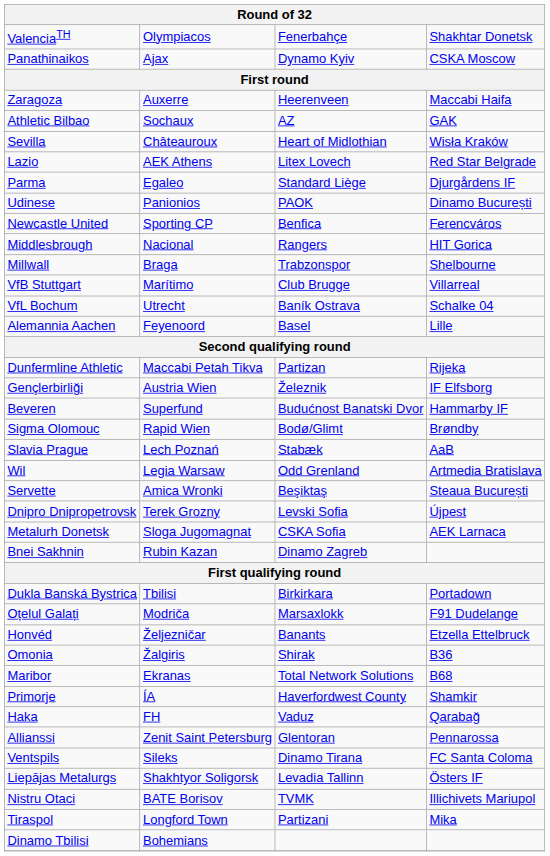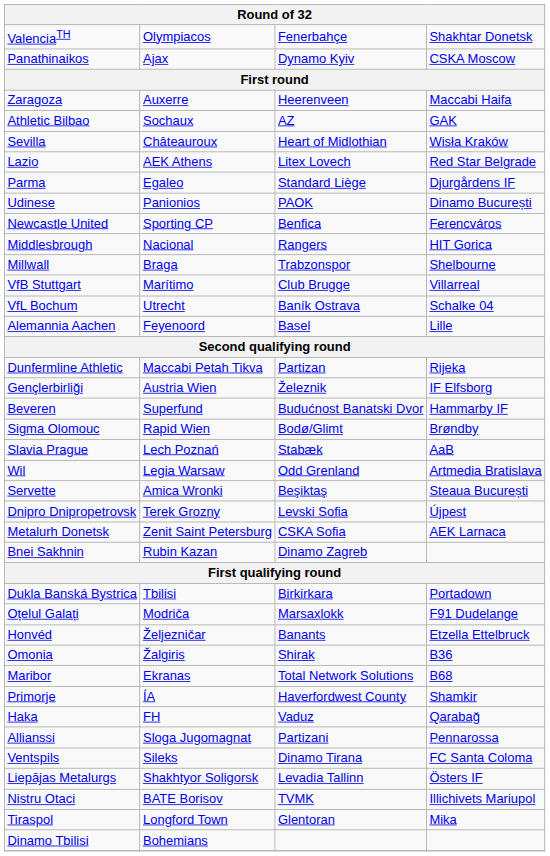(197, 532) Sloga Jugomagnat -> (207, 532) Zenit Saint Petersburg
(207, 737) Zenit Saint Petersburg -> (197, 737) Sloga Jugomagnat
(306, 737) Glentoran -> (303, 737) Partizani
(303, 819) Partizani -> (306, 819) Glentoran
